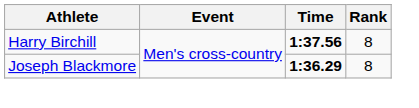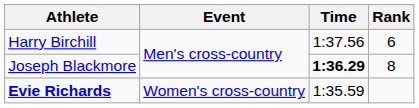(316, 42) bold -> (339, 42) normal
(368, 42) 8 -> (391, 42) 6
+ row: (60, 91)
